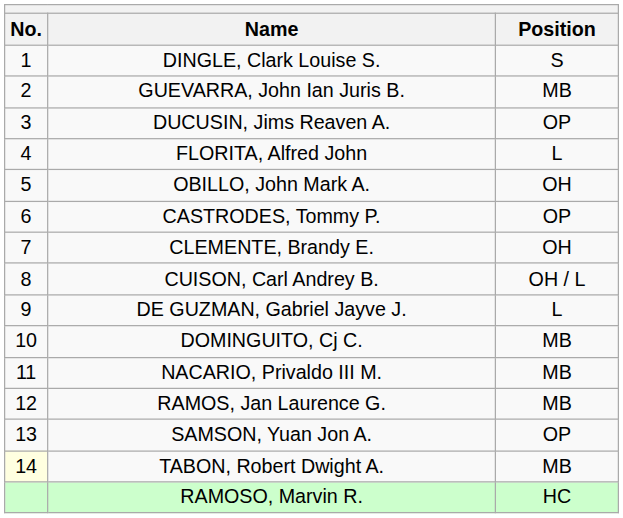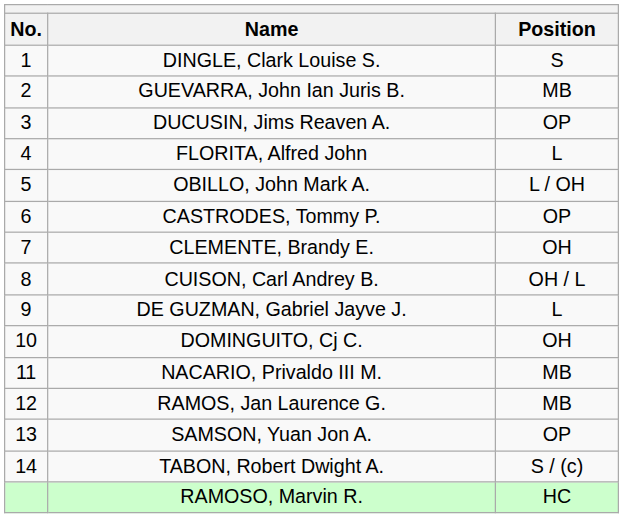(557, 185) OH -> (557, 185) L / OH
(557, 341) MB -> (557, 341) OH
(26, 466) lightyellow background -> (26, 466) no background
(557, 466) MB -> (557, 466) S / (c)
